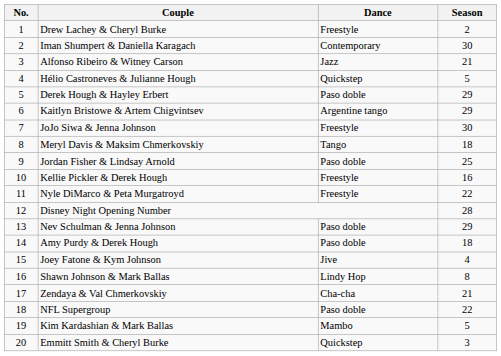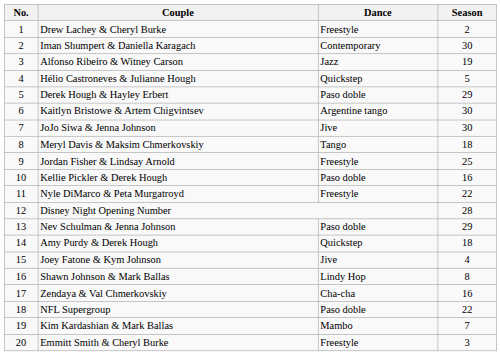(467, 62) 21 -> (467, 62) 19
(467, 111) 29 -> (467, 111) 30
(339, 128) Freestyle -> (329, 128) Jive
(343, 161) Paso doble -> (339, 161) Freestyle
(339, 177) Freestyle -> (343, 177) Paso doble
(343, 243) Paso doble -> (341, 243) Quickstep
(467, 293) 21 -> (467, 293) 16
(467, 326) 5 -> (467, 326) 7
(341, 342) Quickstep -> (339, 342) Freestyle
